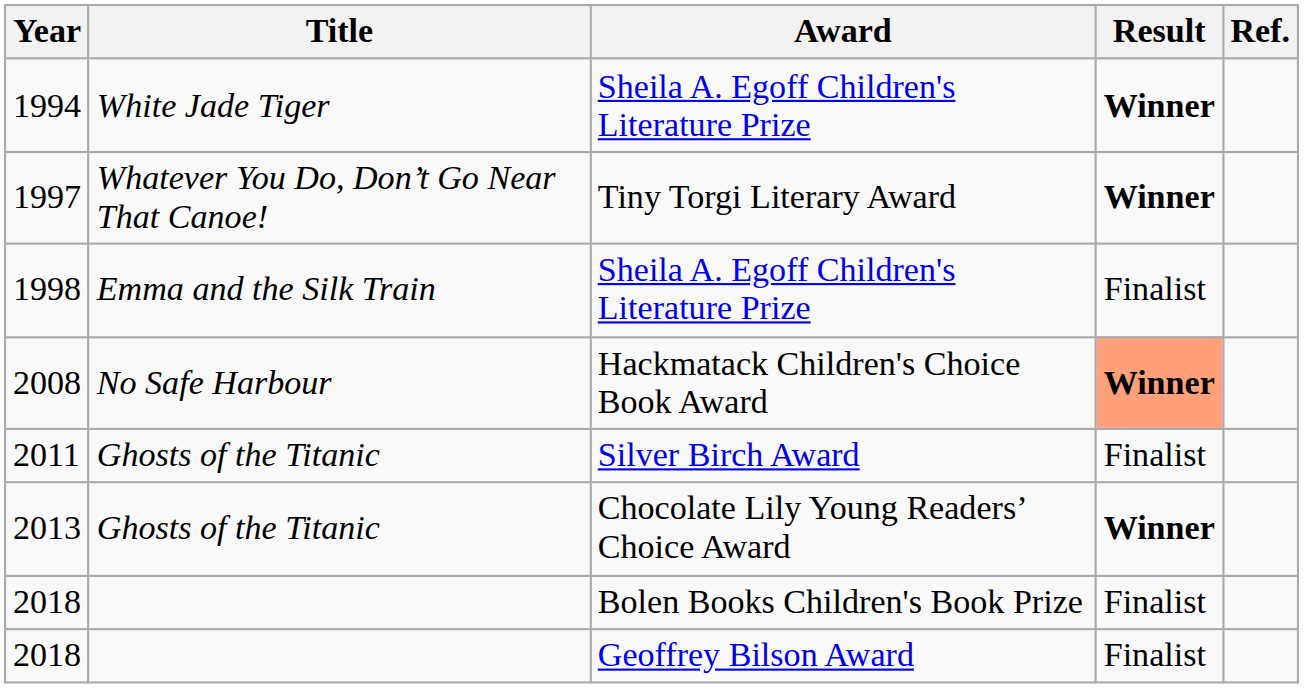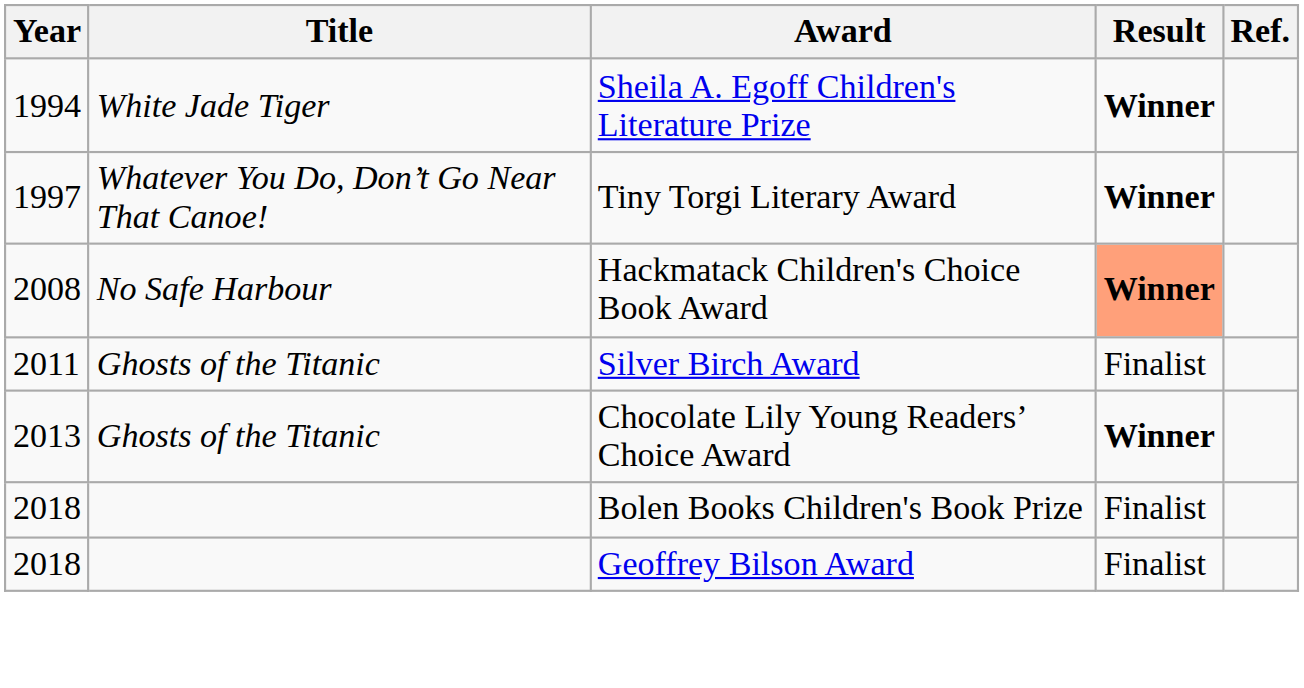- row: (47, 289)
